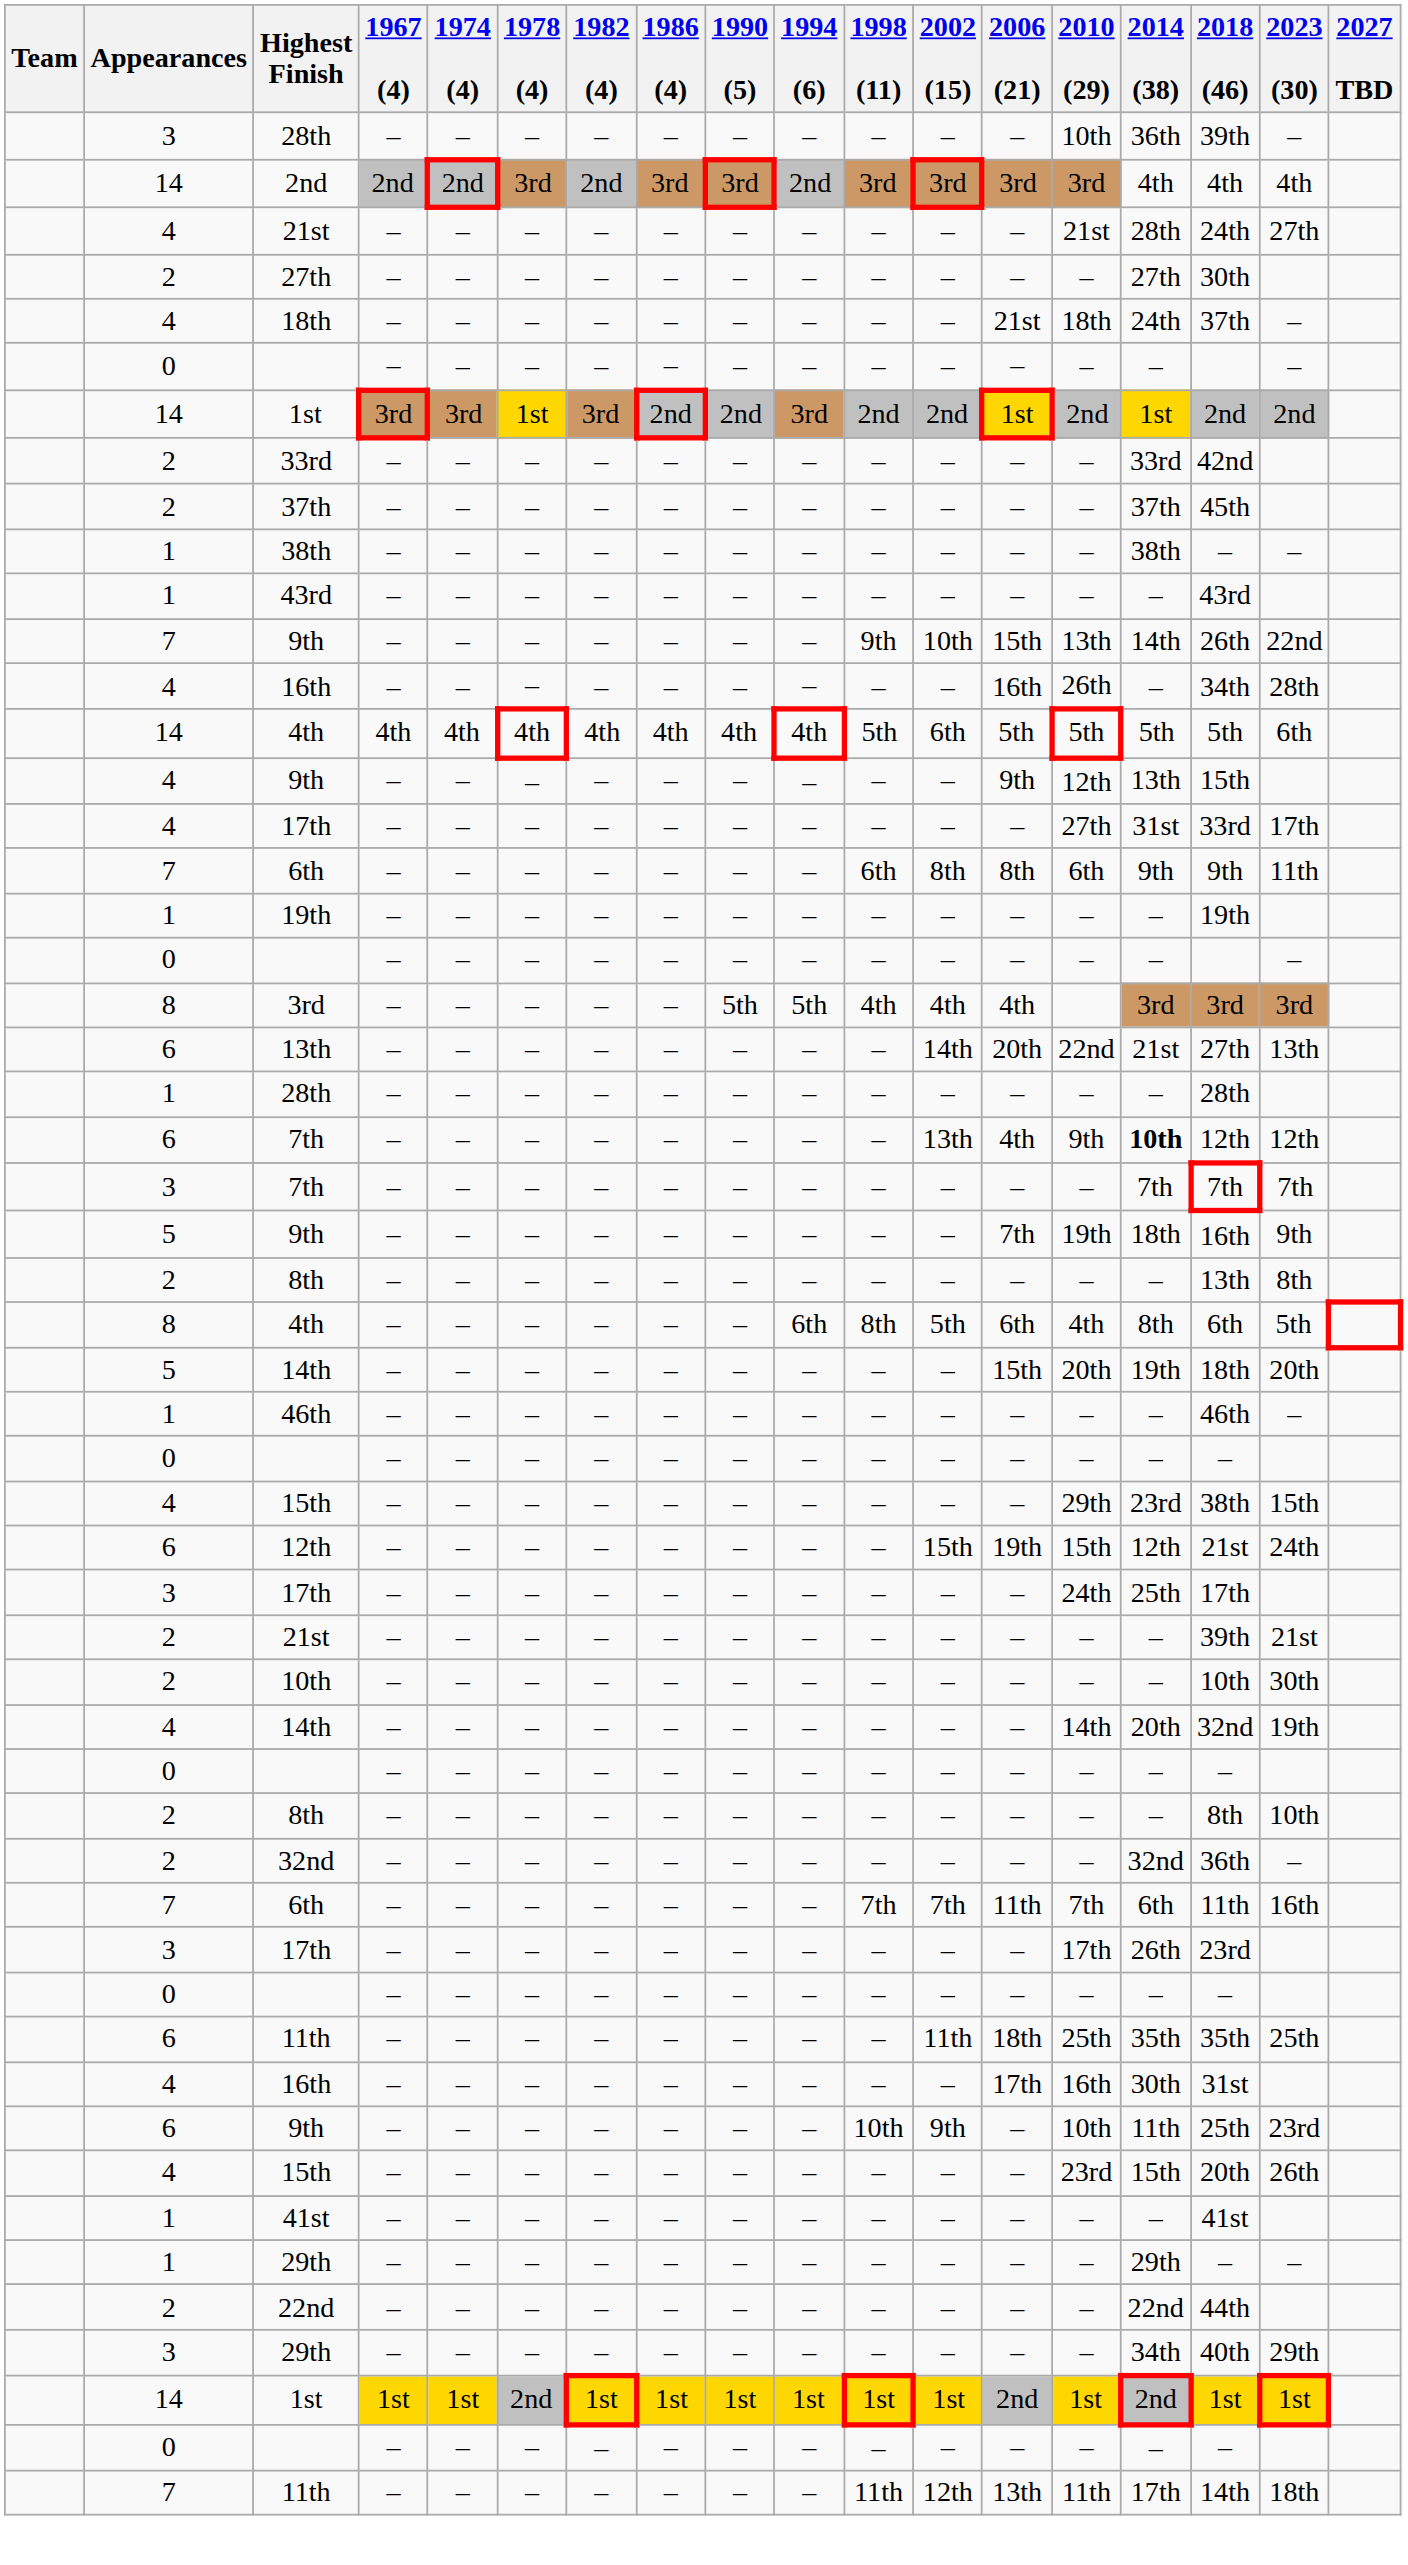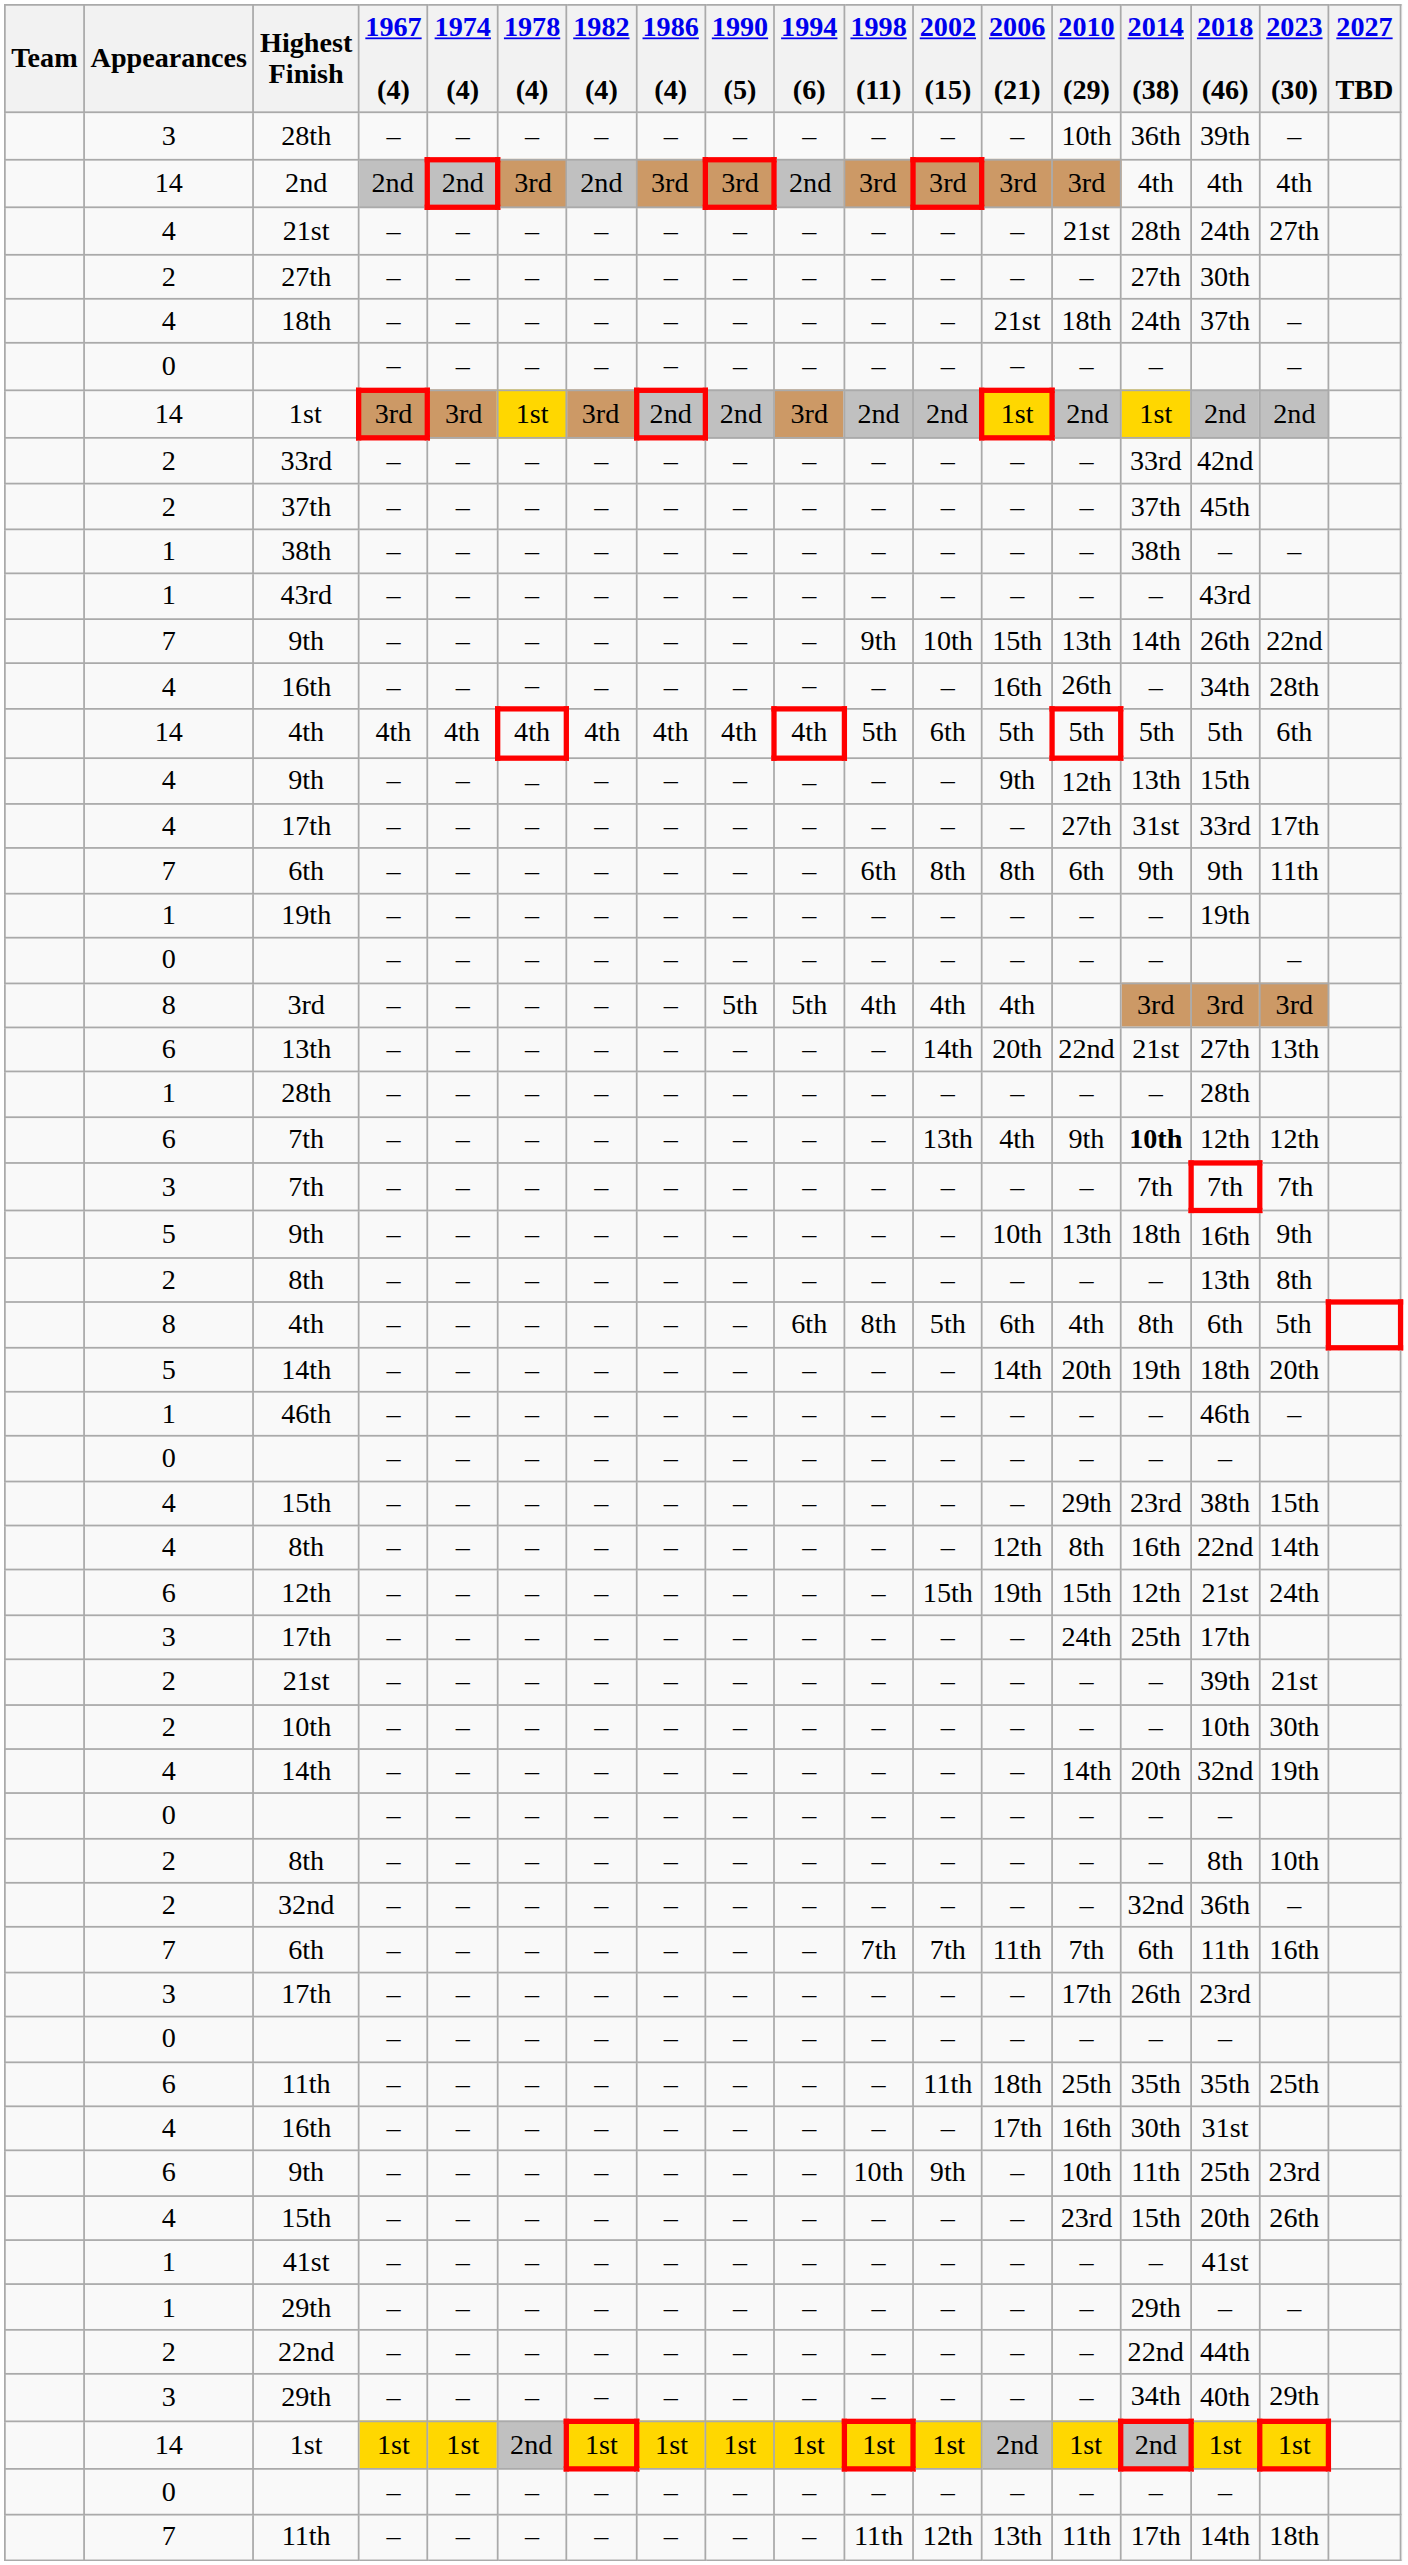(1017, 1233) 7th -> (1017, 1233) 10th
(1086, 1233) 19th -> (1086, 1233) 13th
(1017, 1368) 15th -> (1017, 1368) 14th
+ row: (169, 1547)
